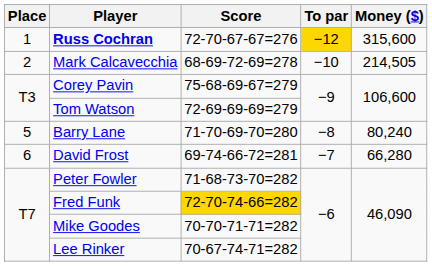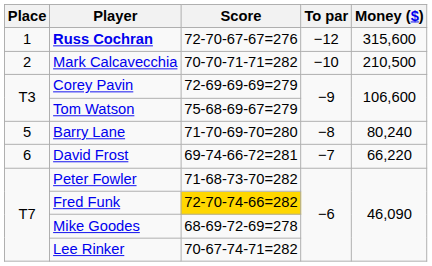(326, 39) gold background -> (326, 39) no background
(241, 62) 68-69-72-69=278 -> (241, 62) 70-70-71-71=282
(389, 62) 214,505 -> (389, 62) 210,500
(241, 86) 75-68-69-67=279 -> (241, 86) 72-69-69-69=279
(241, 109) 72-69-69-69=279 -> (241, 109) 75-68-69-67=279
(389, 156) 66,280 -> (389, 156) 66,220
(241, 226) 70-70-71-71=282 -> (241, 226) 68-69-72-69=278
